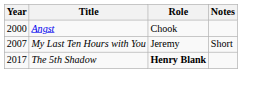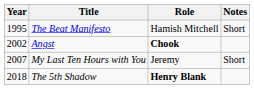+ row: (71, 28)
(17, 28) 2000 -> (17, 44) 2002
(164, 28) normal -> (165, 44) bold
(17, 60) 2017 -> (17, 76) 2018
